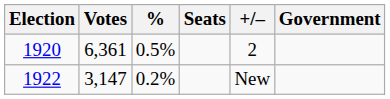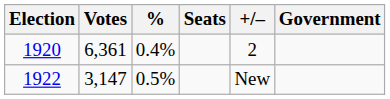(155, 49) 0.5% -> (155, 49) 0.4%
(155, 79) 0.2% -> (155, 79) 0.5%
